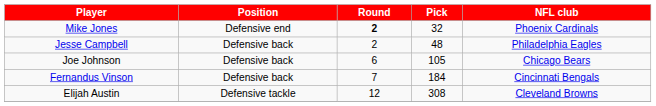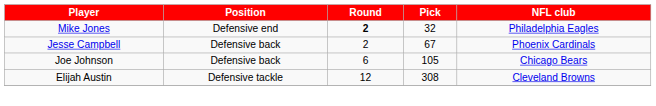(557, 28) Phoenix Cardinals -> (554, 28) Philadelphia Eagles
(437, 45) 48 -> (430, 45) 67
(557, 45) Philadelphia Eagles -> (554, 45) Phoenix Cardinals
- row: (91, 77)
